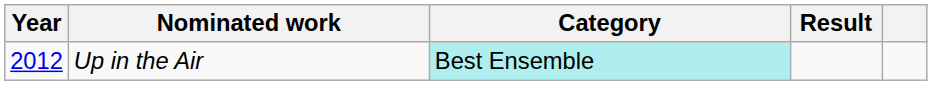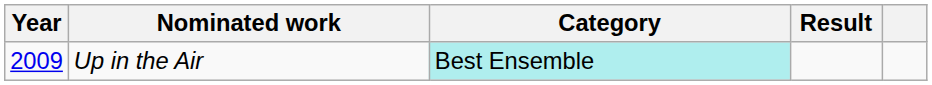(37, 60) 2012 -> (37, 60) 2009
